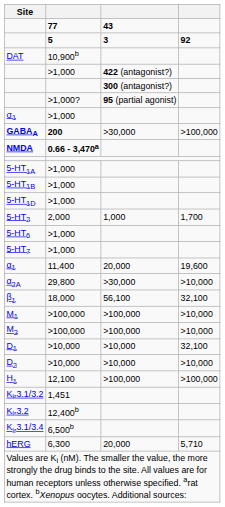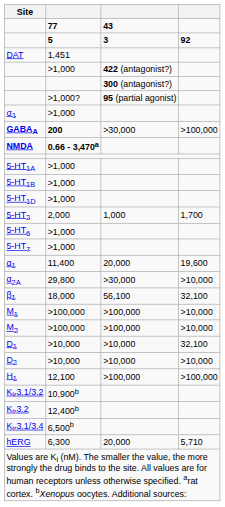(63, 56) 10,900b -> (59, 55) 1,451
(59, 395) 1,451 -> (63, 393) 10,900b
